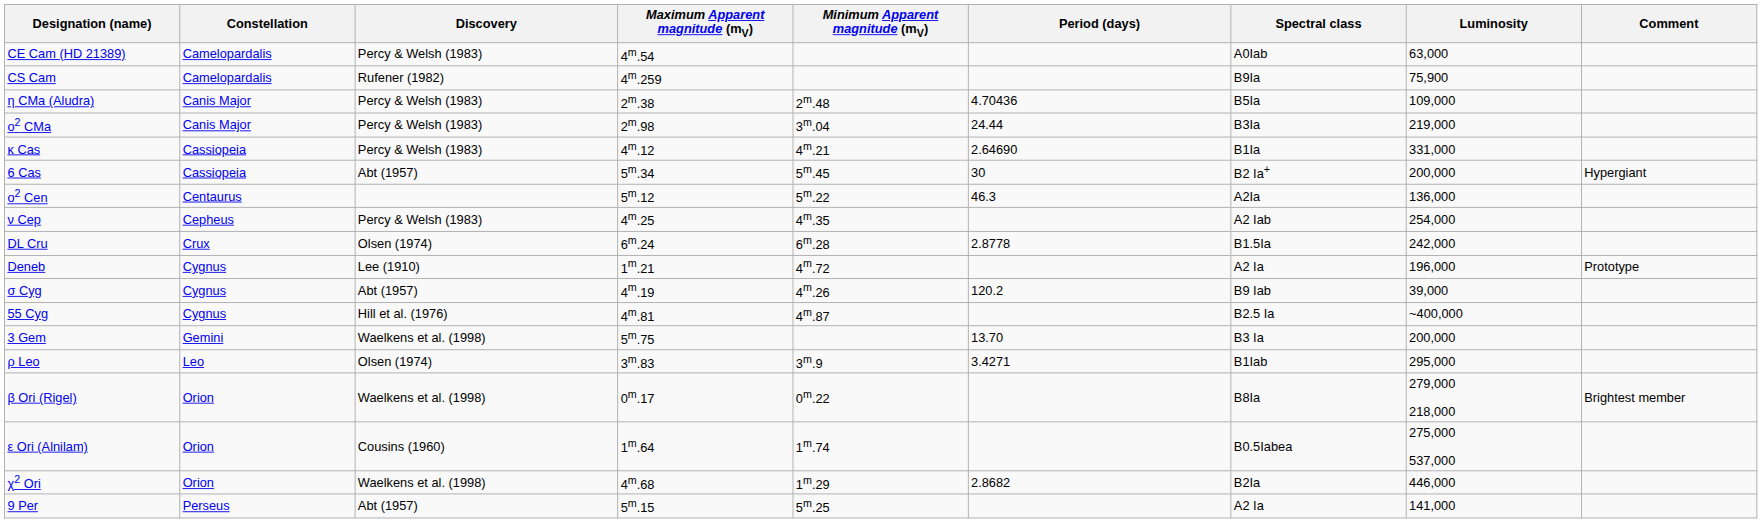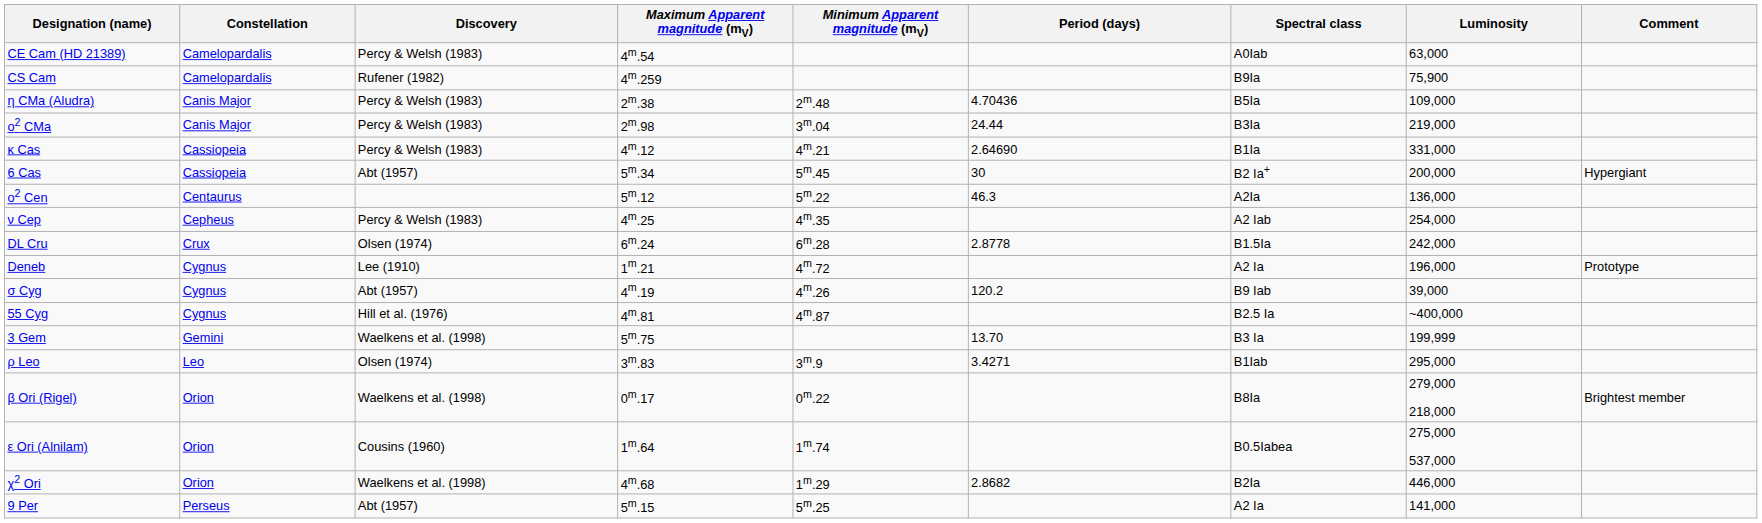(1432, 338) 200,000 -> (1432, 338) 199,999
